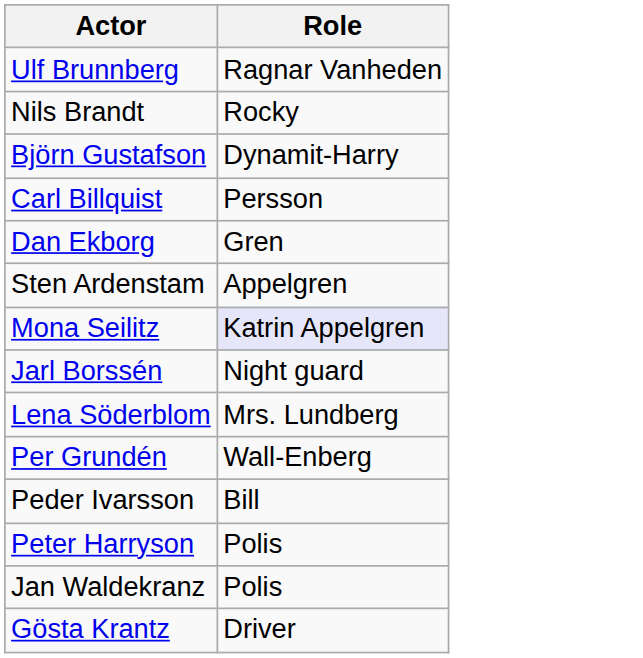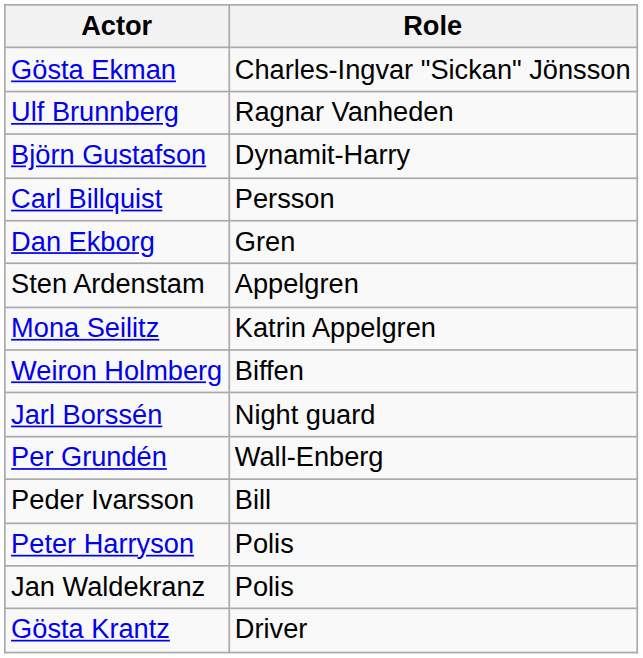+ row: (94, 69)
- row: (78, 112)
(324, 328) lavender background -> (335, 328) no background
+ row: (117, 371)
- row: (111, 414)
